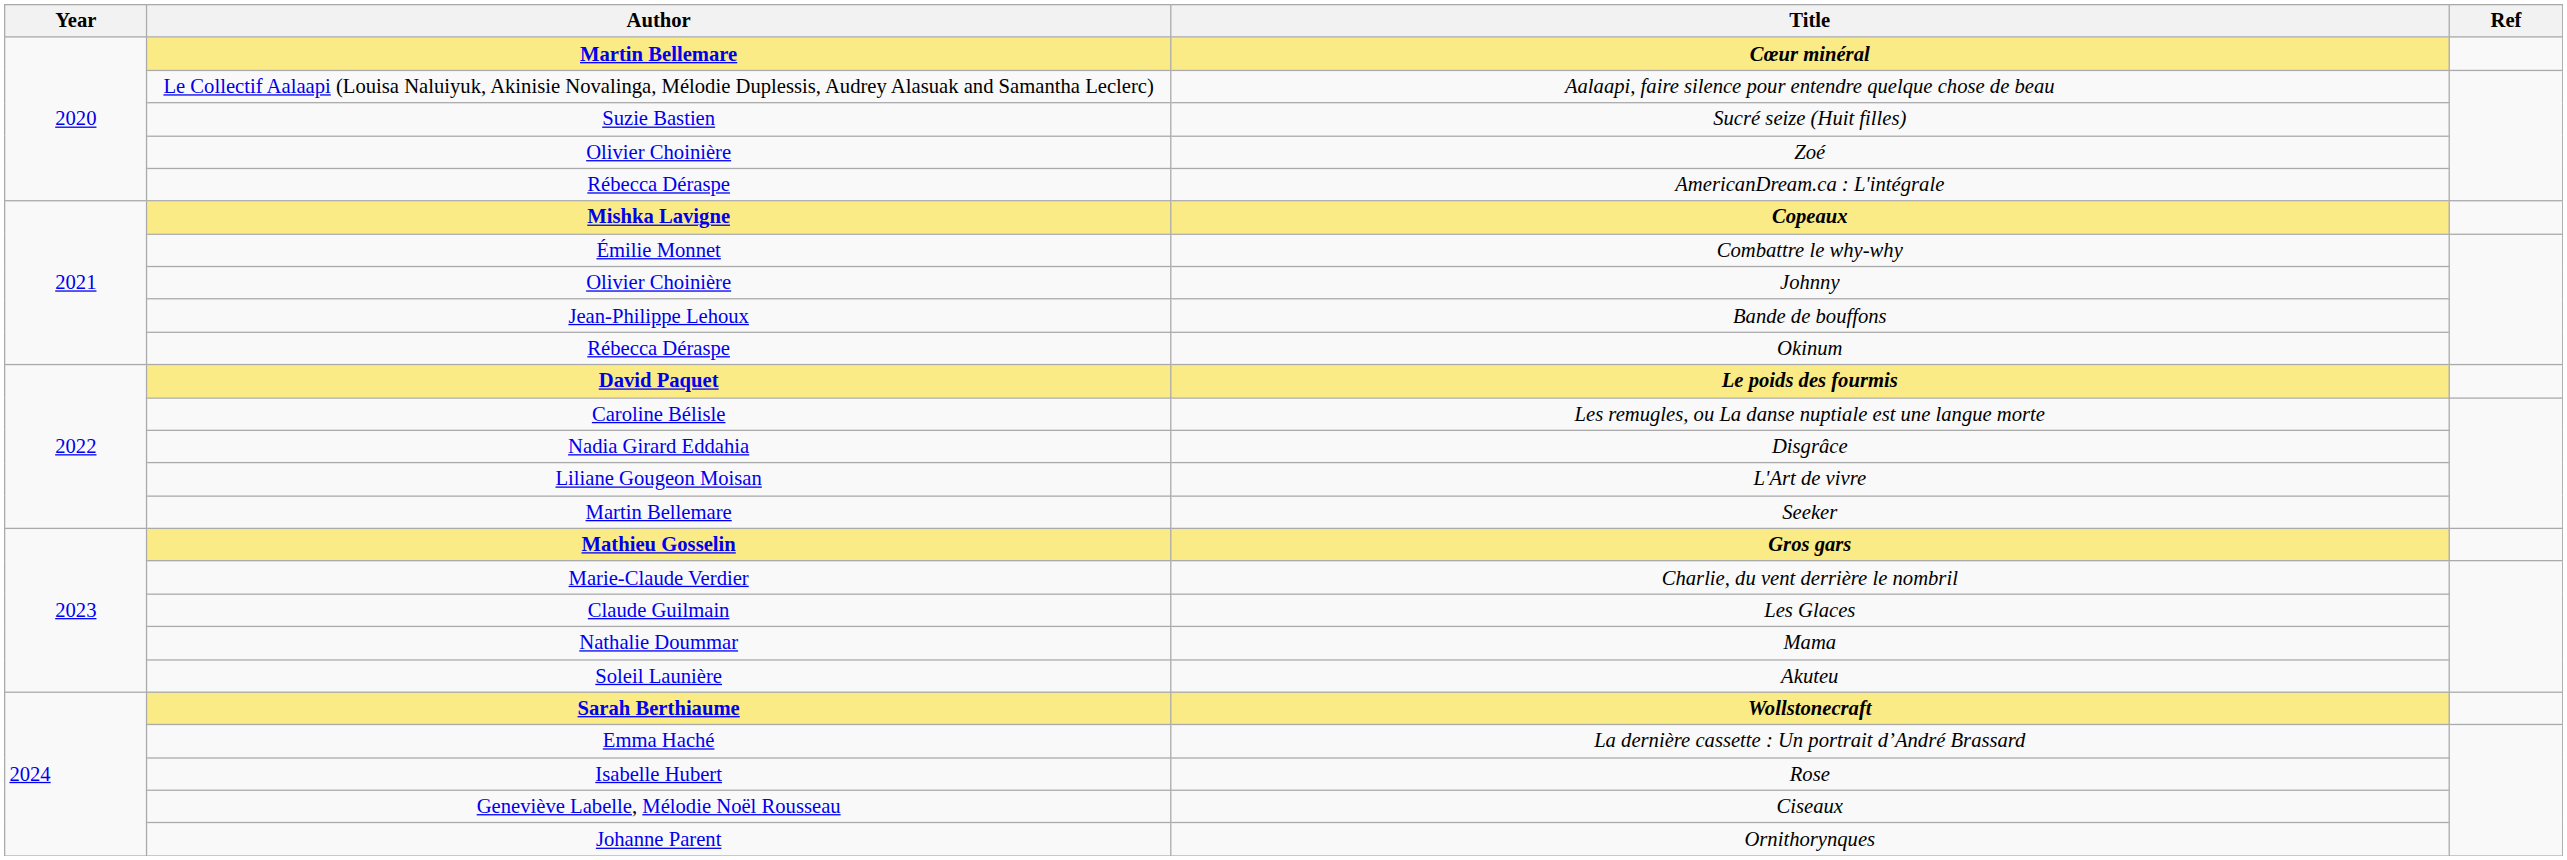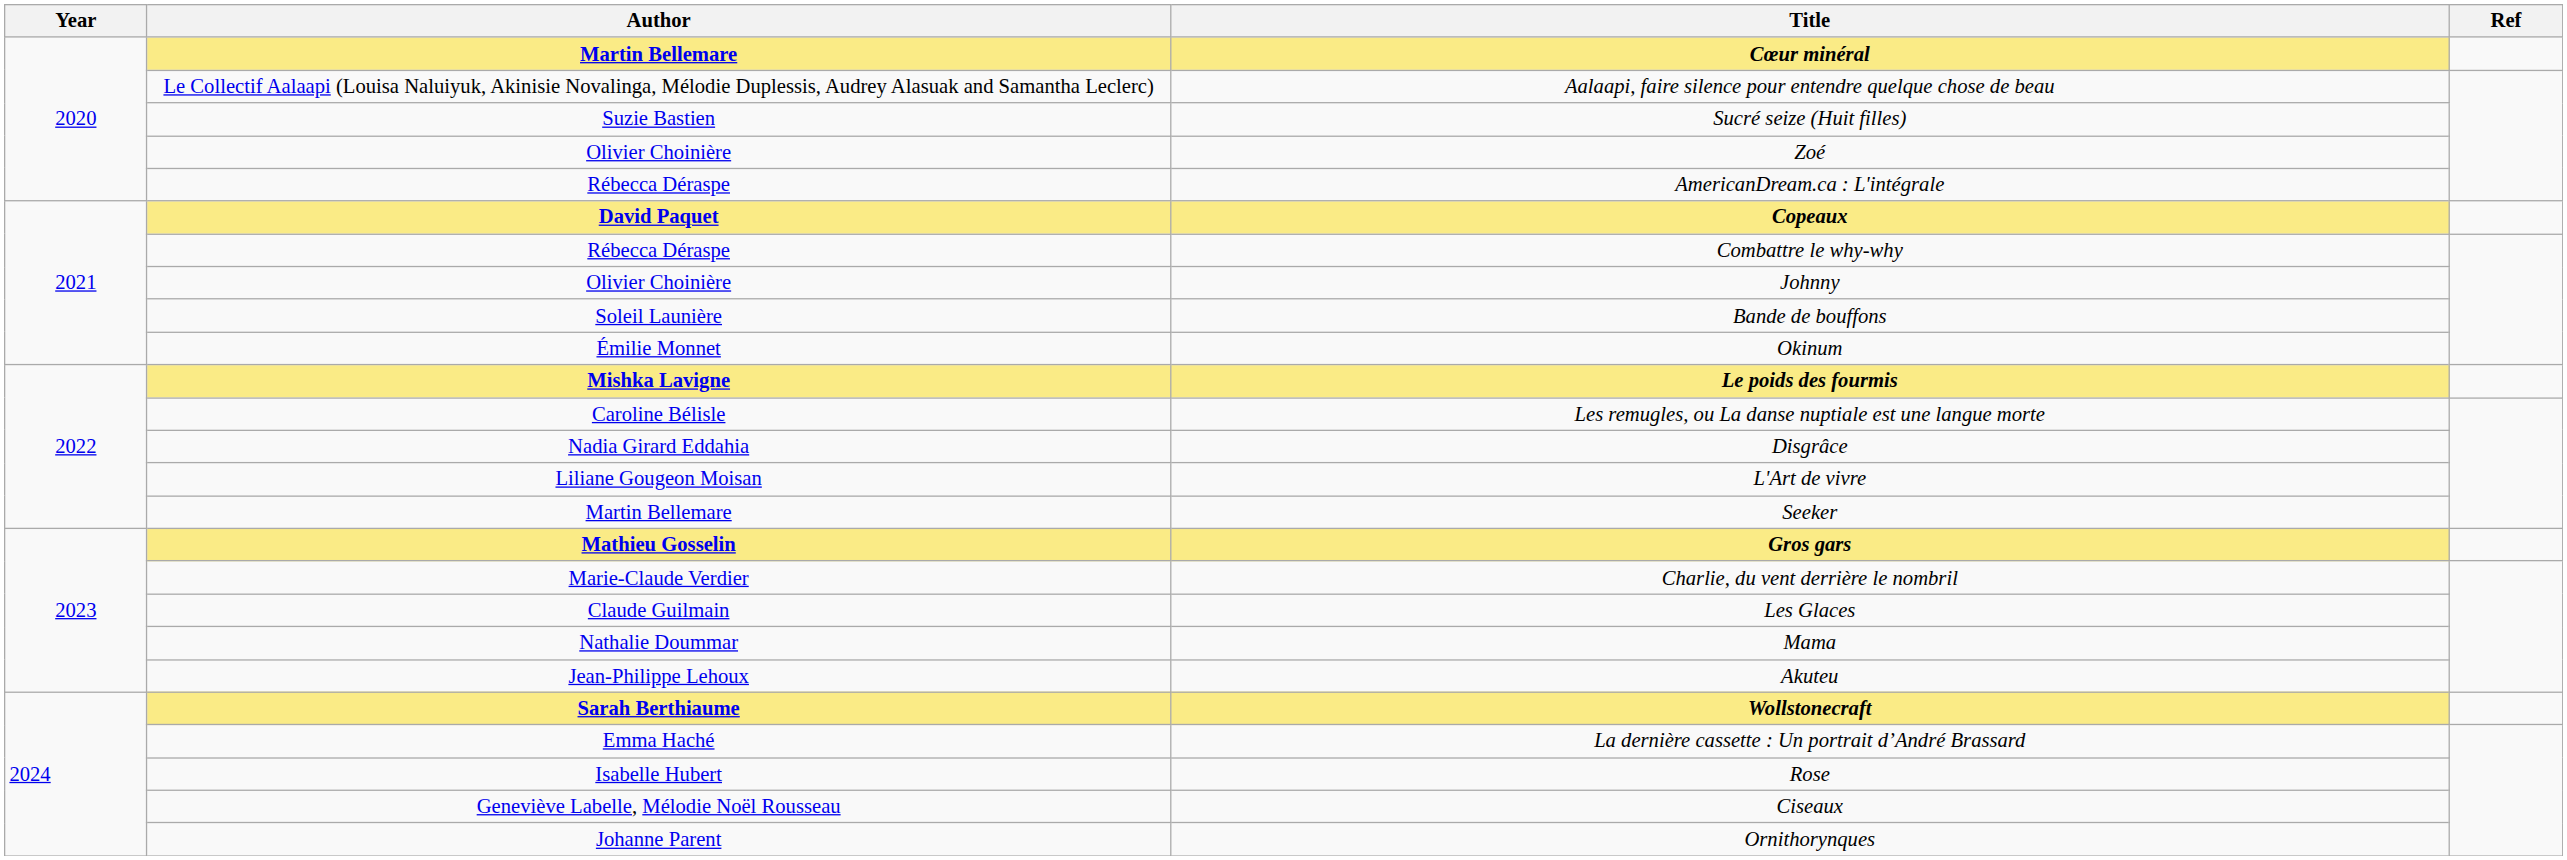(659, 217) Mishka Lavigne -> (659, 217) David Paquet
(659, 250) Émilie Monnet -> (659, 250) Rébecca Déraspe
(659, 315) Jean-Philippe Lehoux -> (659, 315) Soleil Launière
(659, 348) Rébecca Déraspe -> (659, 348) Émilie Monnet
(659, 380) David Paquet -> (659, 380) Mishka Lavigne
(659, 675) Soleil Launière -> (659, 675) Jean-Philippe Lehoux
